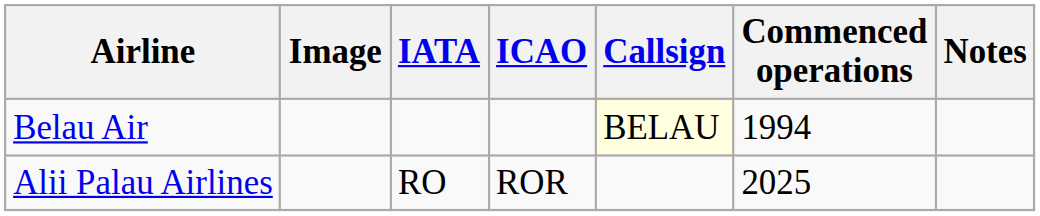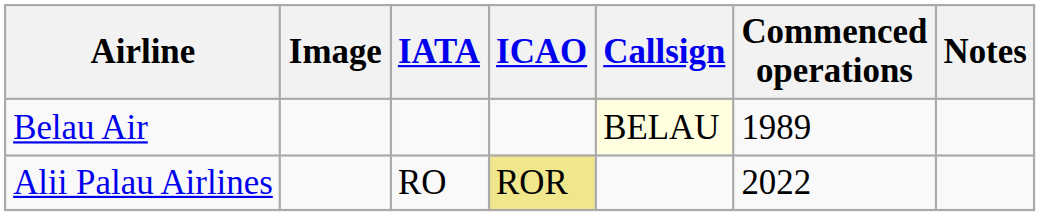(776, 126) 1994 -> (776, 126) 1989
(532, 182) no background -> (532, 182) khaki background
(776, 182) 2025 -> (776, 182) 2022
